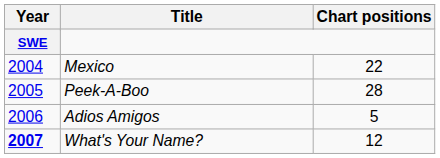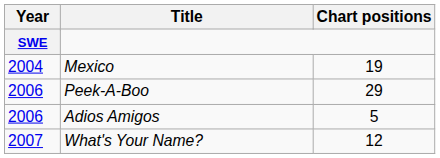(374, 66) 22 -> (374, 66) 19
(26, 91) 2005 -> (26, 91) 2006
(374, 91) 28 -> (374, 91) 29
(26, 141) bold -> (26, 141) normal
